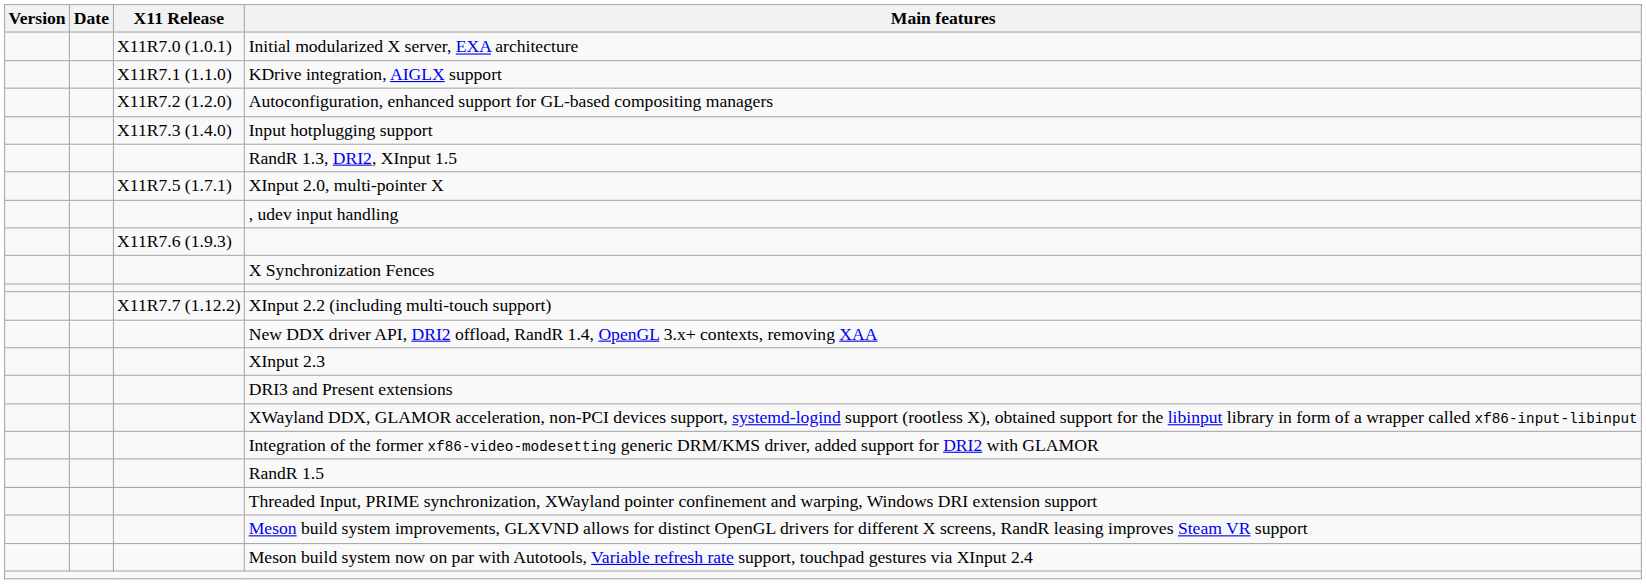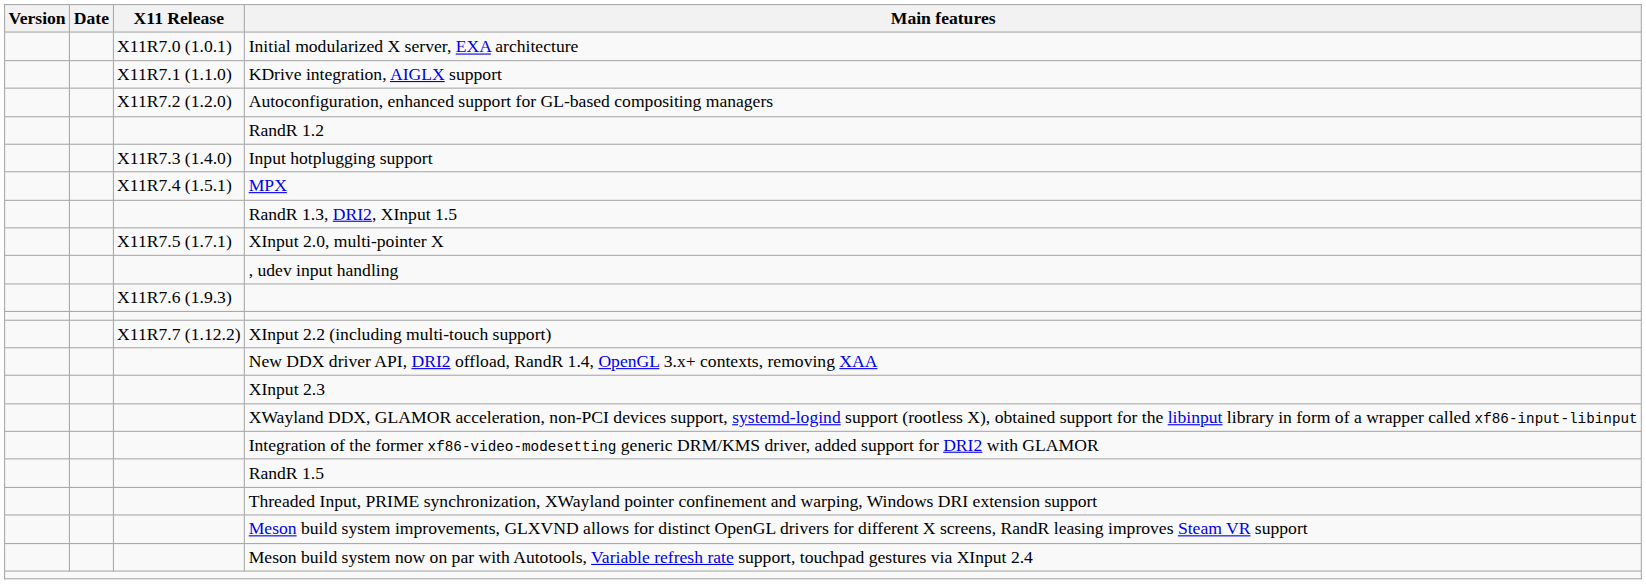+ row: (179, 130)
+ row: (174, 185)
- row: (179, 270)
- row: (179, 389)
